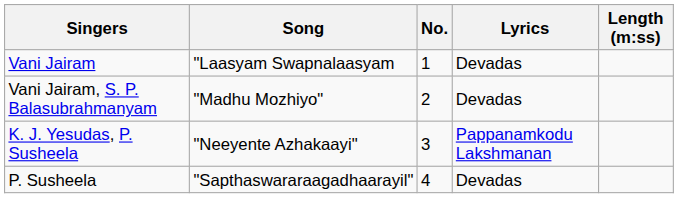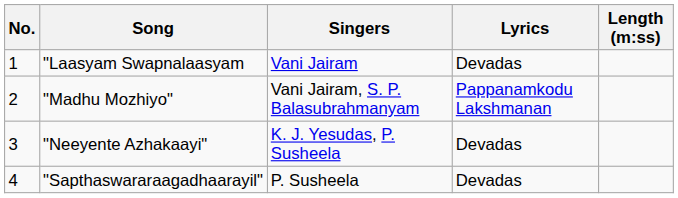columns swapped: (435, 27) <-> (97, 27)
(489, 99) Devadas -> (514, 99) Pappanamkodu Lakshmanan
(514, 144) Pappanamkodu Lakshmanan -> (489, 144) Devadas
